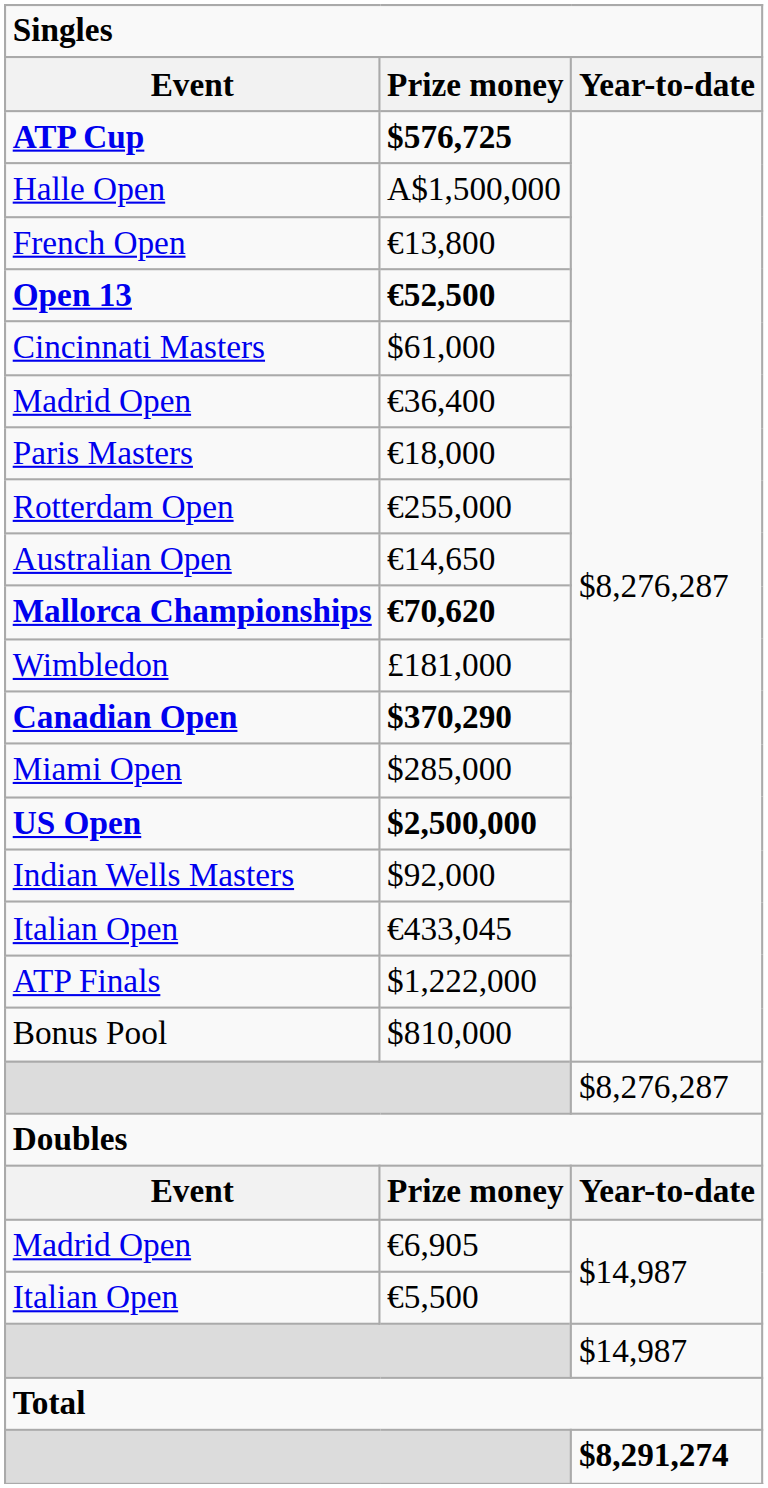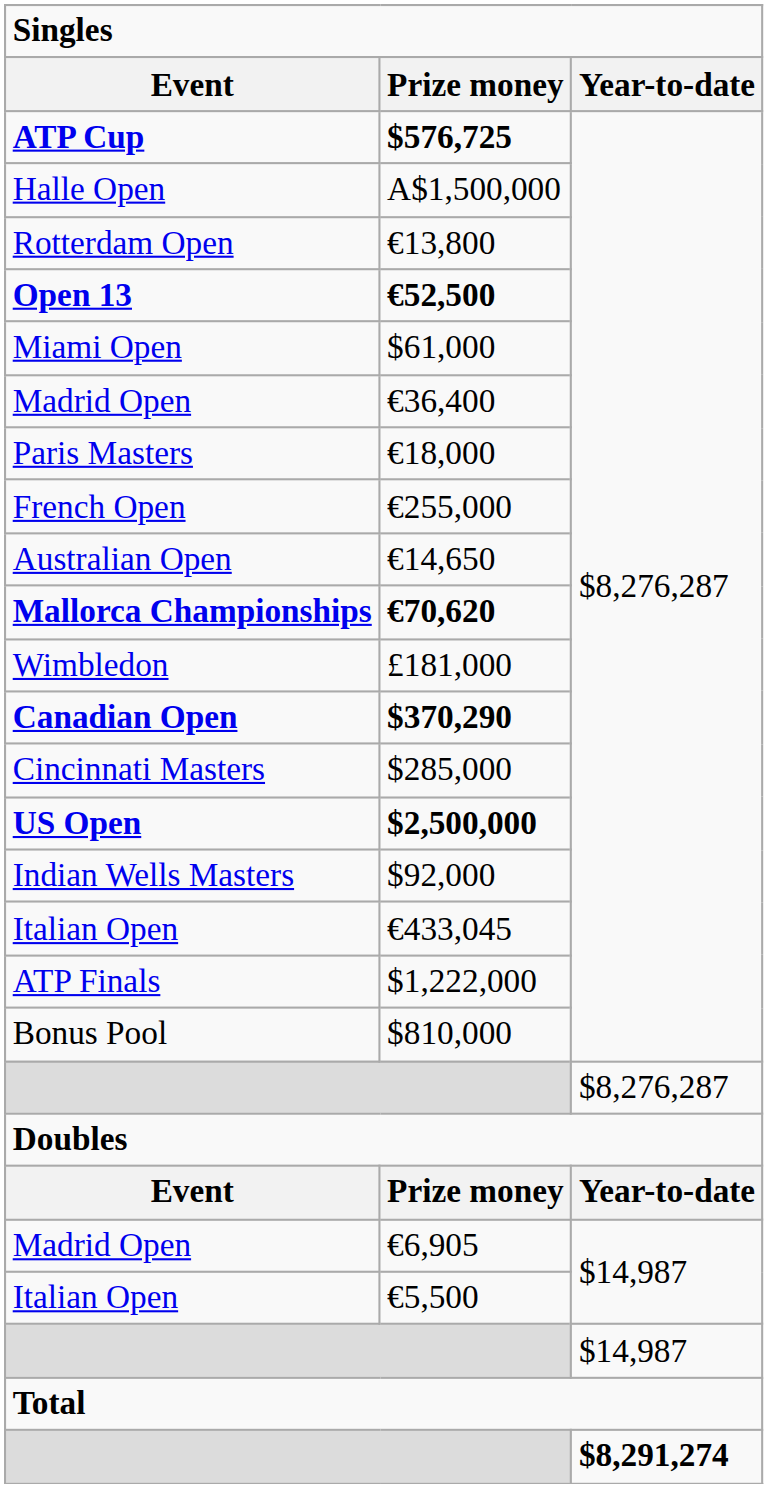(99, 242) French Open -> (123, 242) Rotterdam Open
(139, 347) Cincinnati Masters -> (97, 347) Miami Open
(123, 505) Rotterdam Open -> (99, 505) French Open
(97, 769) Miami Open -> (139, 769) Cincinnati Masters
